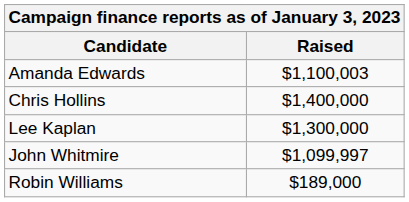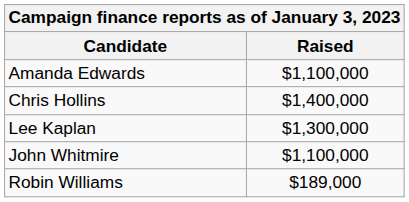(325, 73) $1,100,003 -> (325, 73) $1,100,000
(325, 155) $1,099,997 -> (325, 155) $1,100,000
